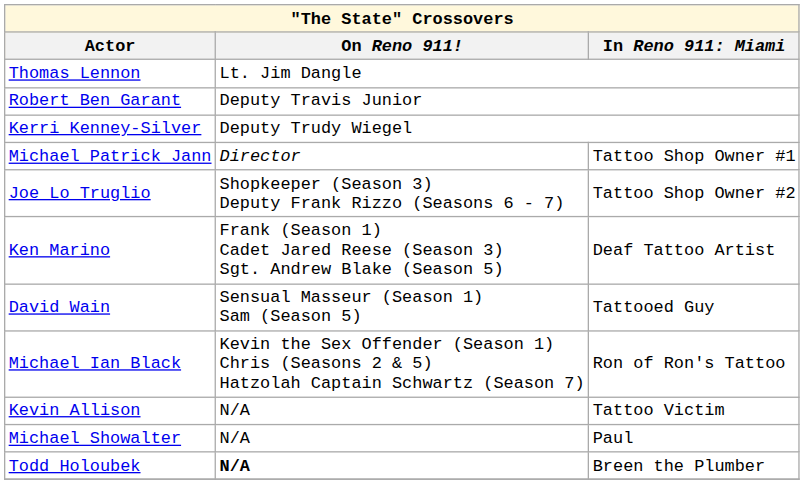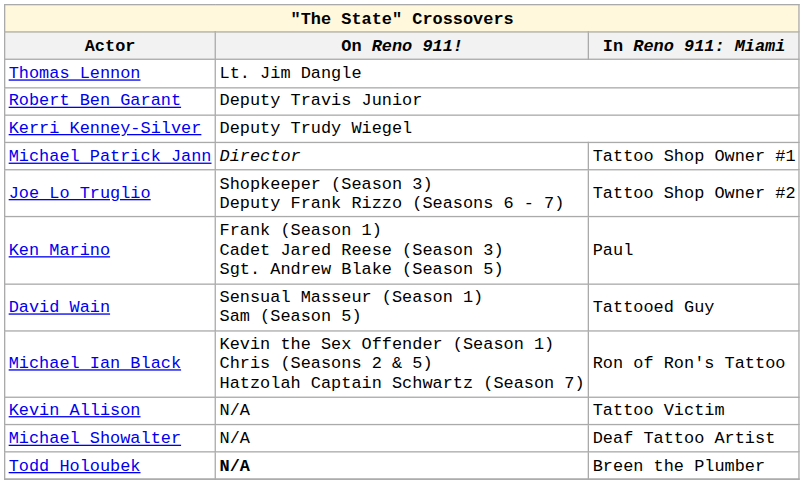(684, 250) Deaf Tattoo Artist -> (613, 250) Paul
(613, 438) Paul -> (684, 438) Deaf Tattoo Artist
